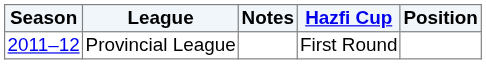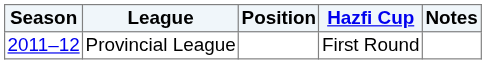columns swapped: (441, 18) <-> (268, 18)
